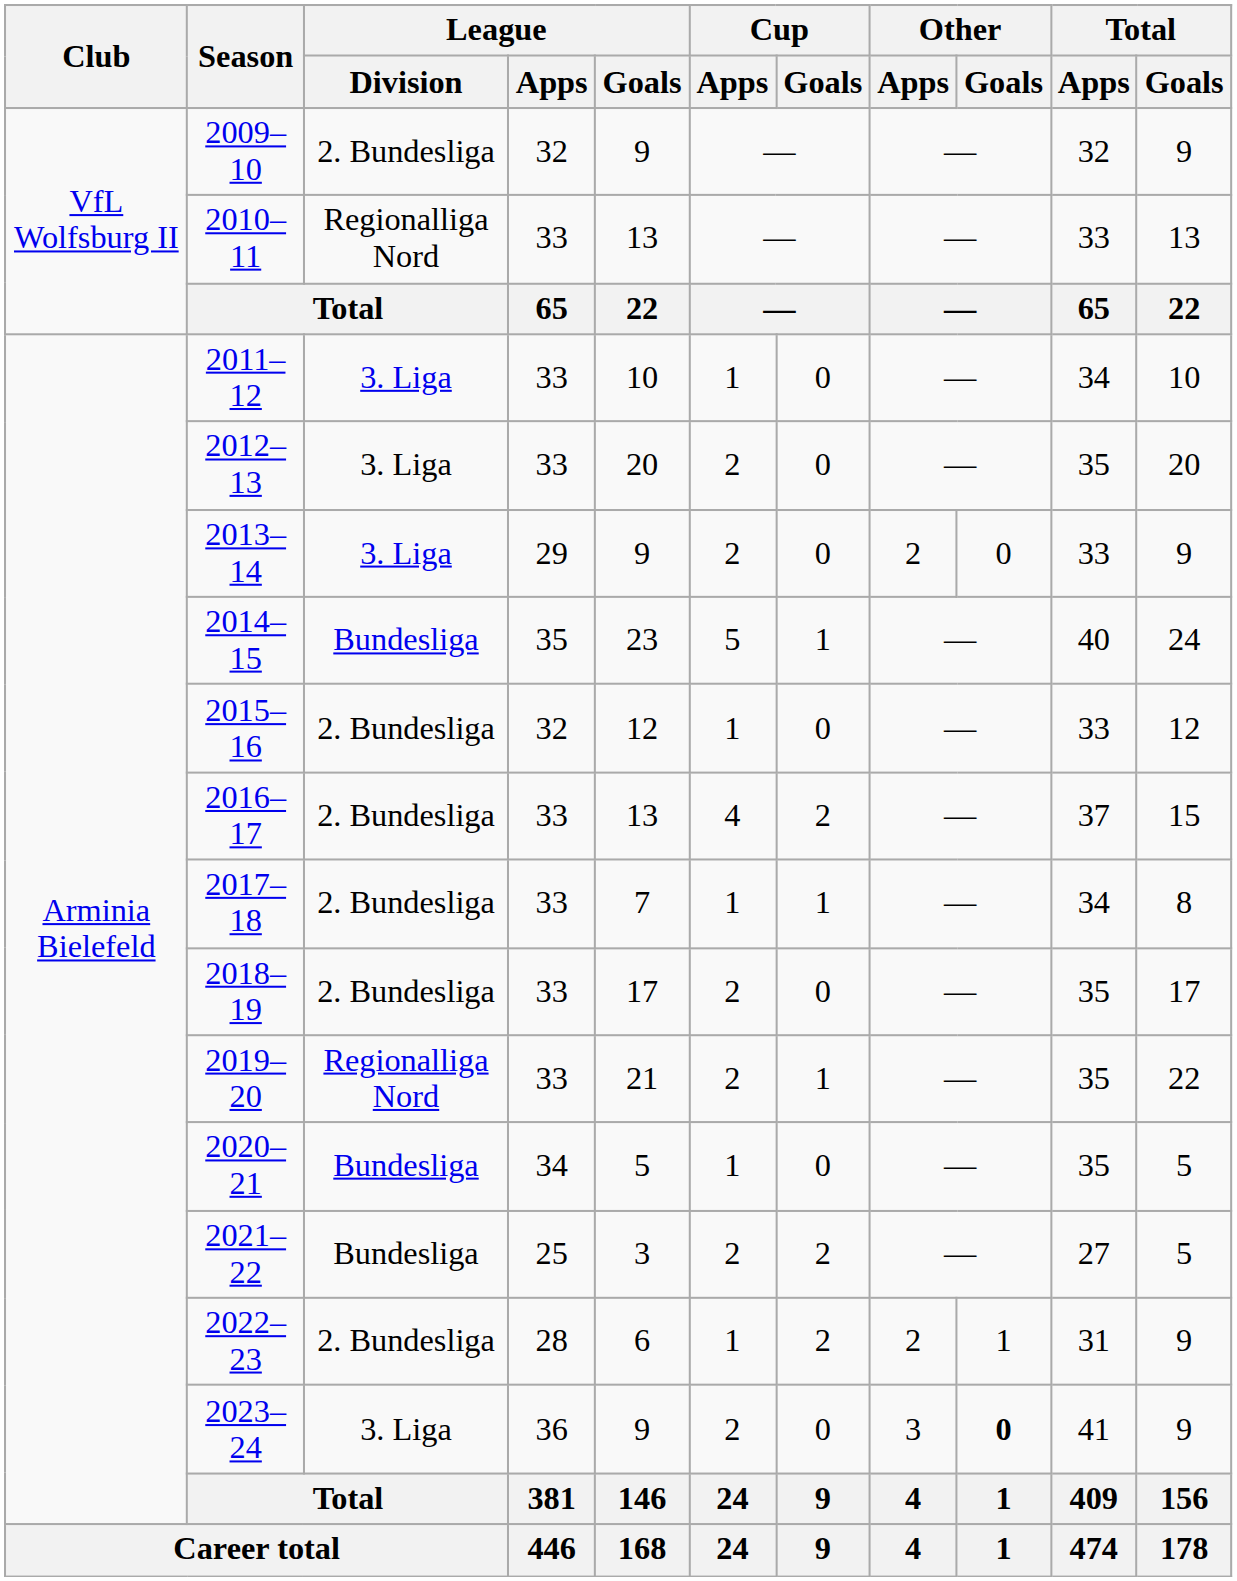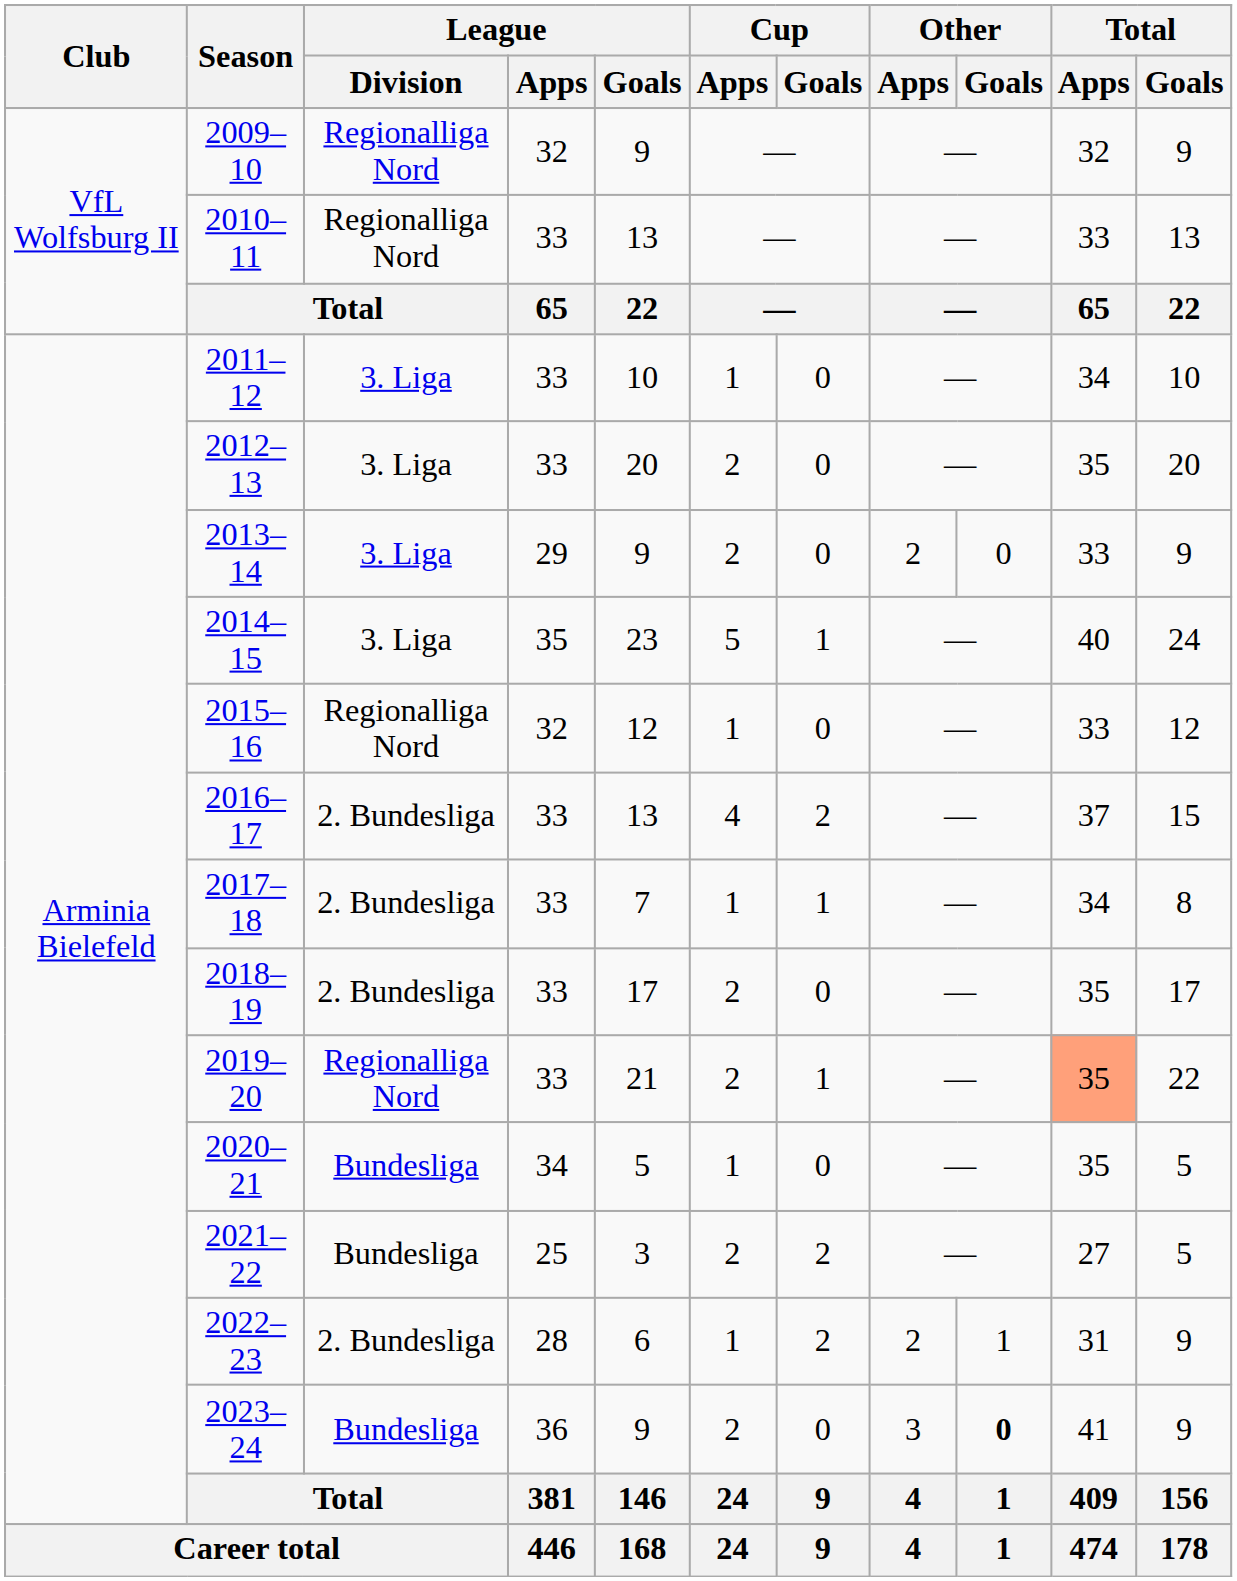(406, 150) 2. Bundesliga -> (406, 150) Regionalliga Nord
(406, 640) Bundesliga -> (406, 640) 3. Liga
(406, 727) 2. Bundesliga -> (406, 727) Regionalliga Nord
(1094, 1078) no background -> (1094, 1078) lightsalmon background
(406, 1428) 3. Liga -> (406, 1428) Bundesliga
